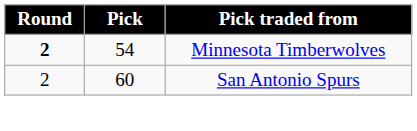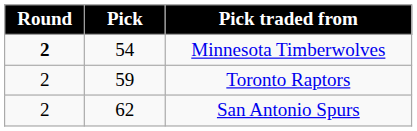+ row: (288, 79)
(125, 79) 60 -> (125, 110) 62
